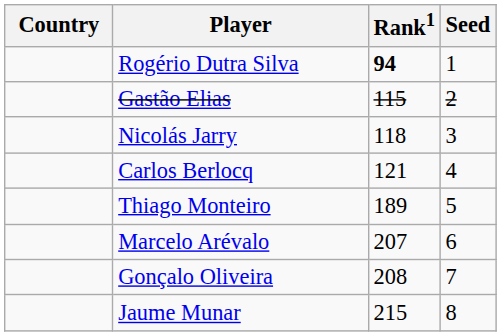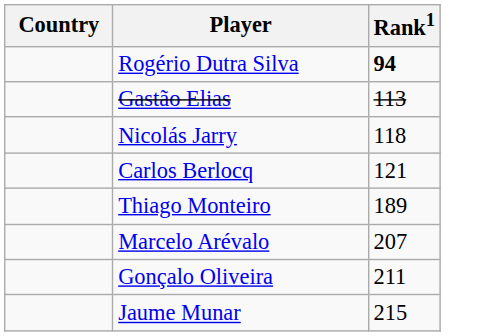- column: (468, 25)
(390, 99) 115 -> (390, 99) 113
(390, 276) 208 -> (390, 276) 211
